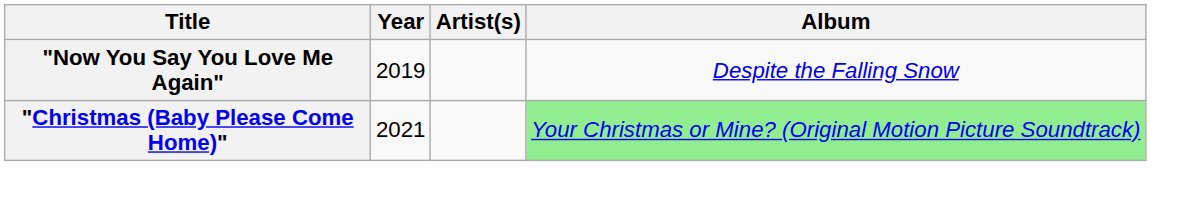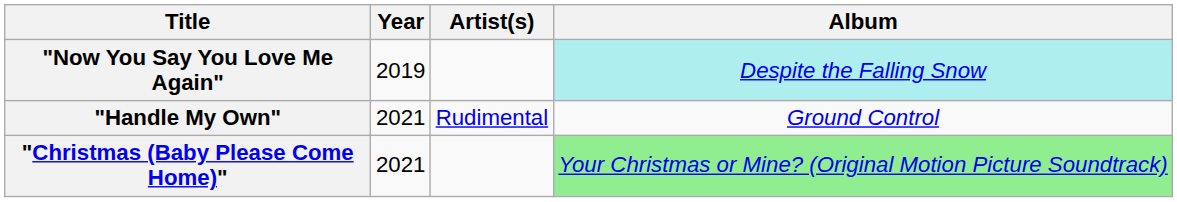(836, 69) no background -> (863, 69) paleturquoise background
+ row: (188, 117)
